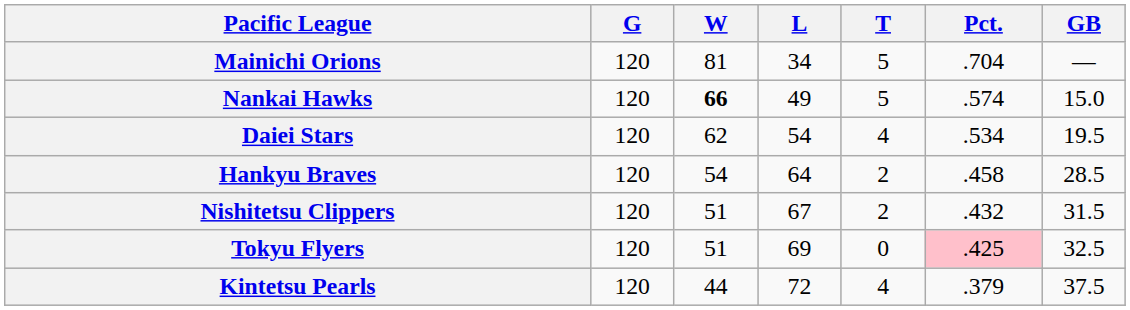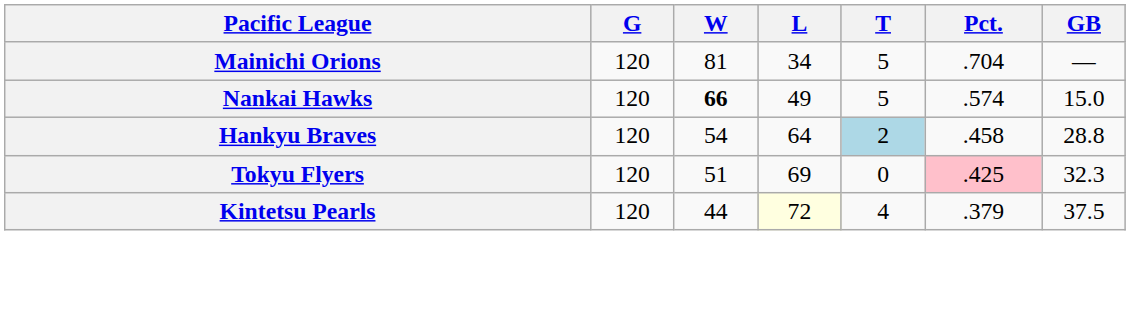- row: (298, 135)
(883, 173) no background -> (883, 135) lightblue background
(1084, 173) 28.5 -> (1084, 135) 28.8
- row: (298, 211)
(1084, 248) 32.5 -> (1084, 173) 32.3
(799, 286) no background -> (799, 211) lightyellow background
